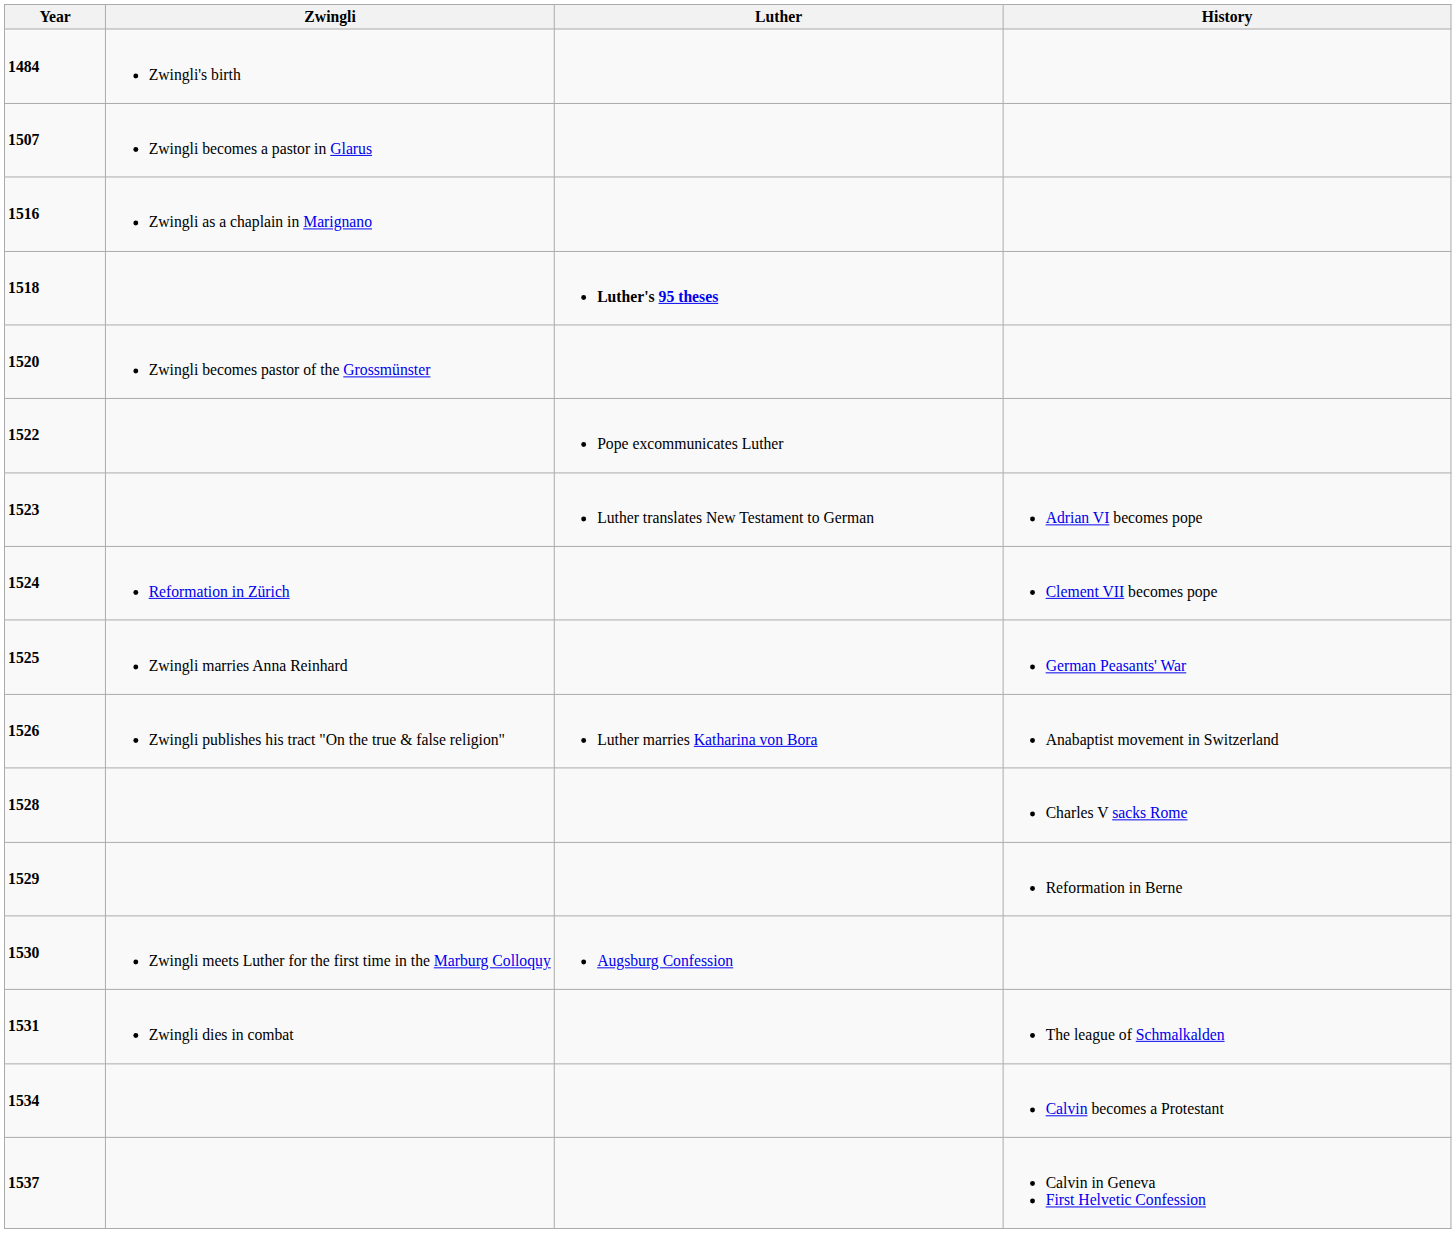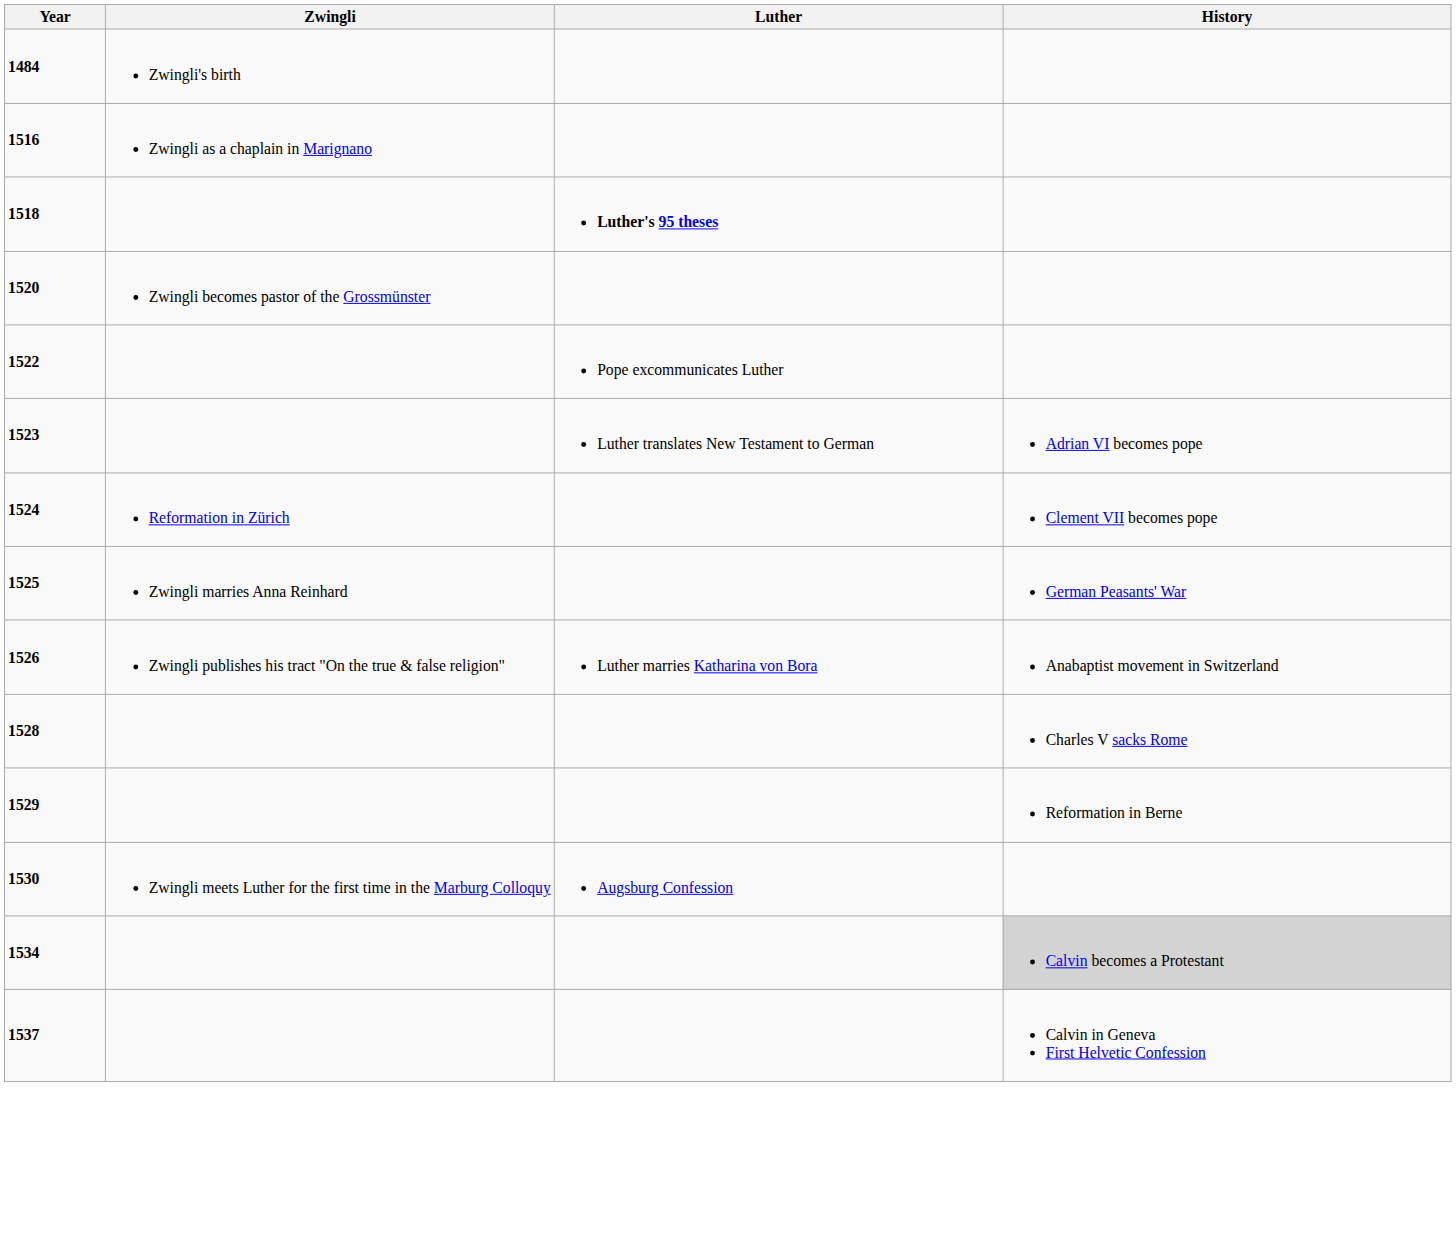- row: (24, 140)
- row: (24, 1026)
(1227, 1109) no background -> (1227, 962) lightgrey background
